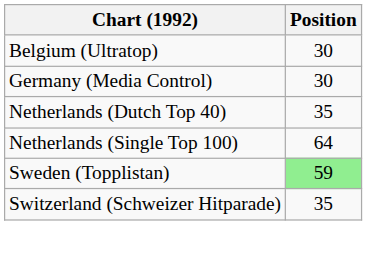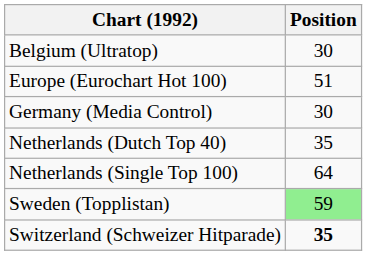+ row: (118, 81)
(323, 204) normal -> (323, 234) bold
